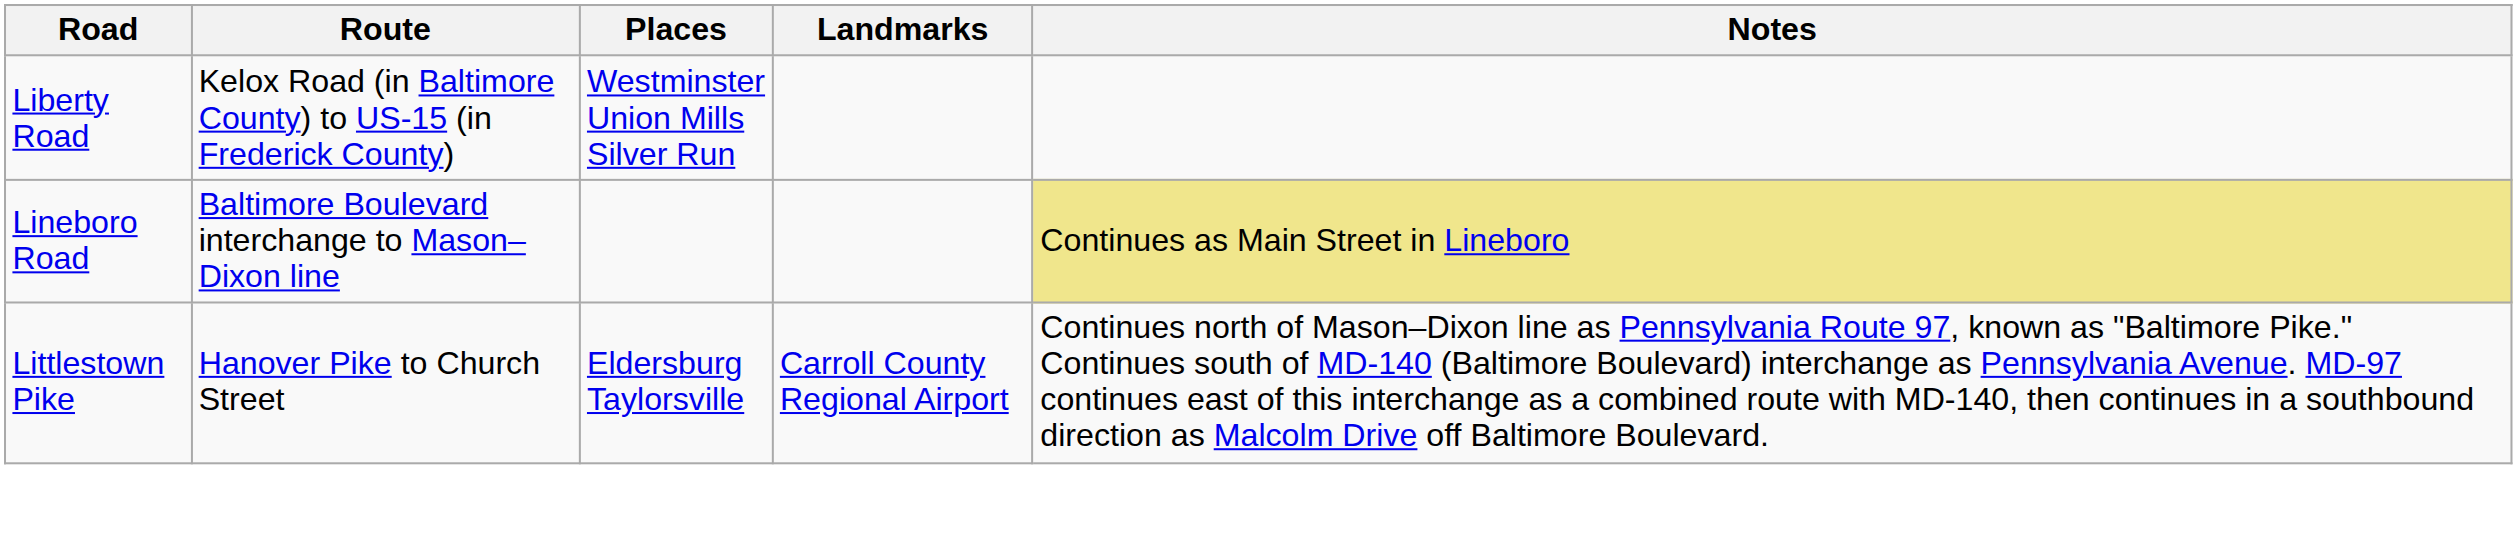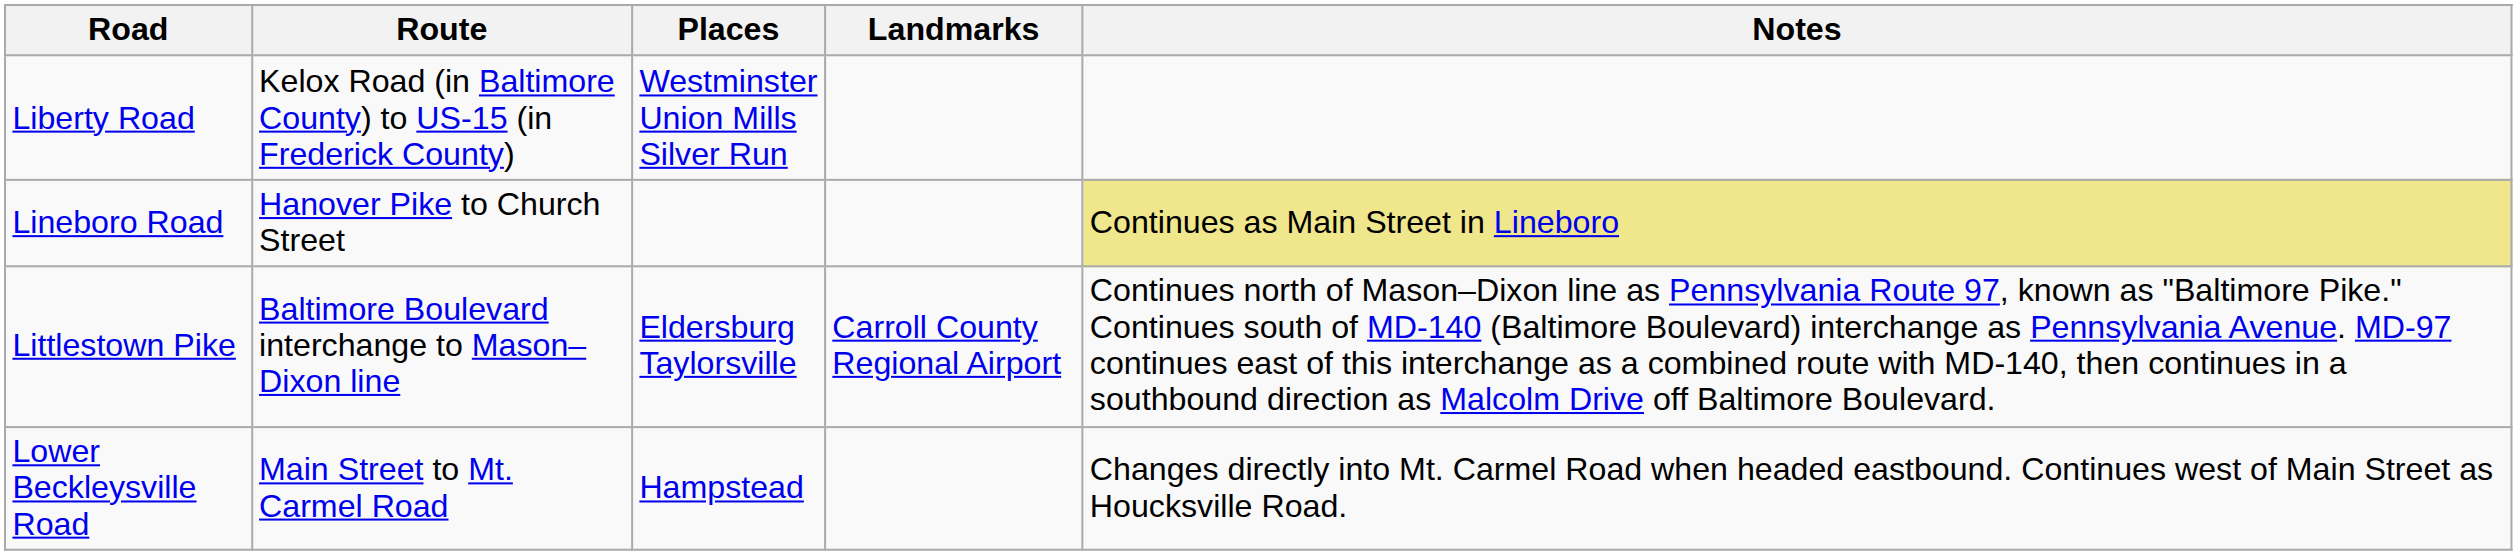(362, 240) Baltimore Boulevard interchange to Mason–Dixon line -> (430, 222) Hanover Pike to Church Street
(369, 382) Hanover Pike to Church Street -> (423, 345) Baltimore Boulevard interchange to Mason–Dixon line
+ row: (104, 487)
